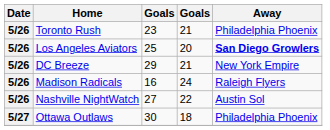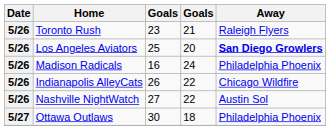(266, 31) Philadelphia Phoenix -> (254, 31) Raleigh Flyers
- row: (62, 65)
(250, 83) Raleigh Flyers -> (270, 65) Philadelphia Phoenix
+ row: (89, 83)
